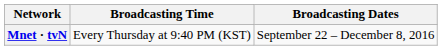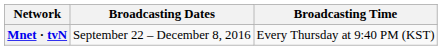columns swapped: (346, 14) <-> (162, 14)
